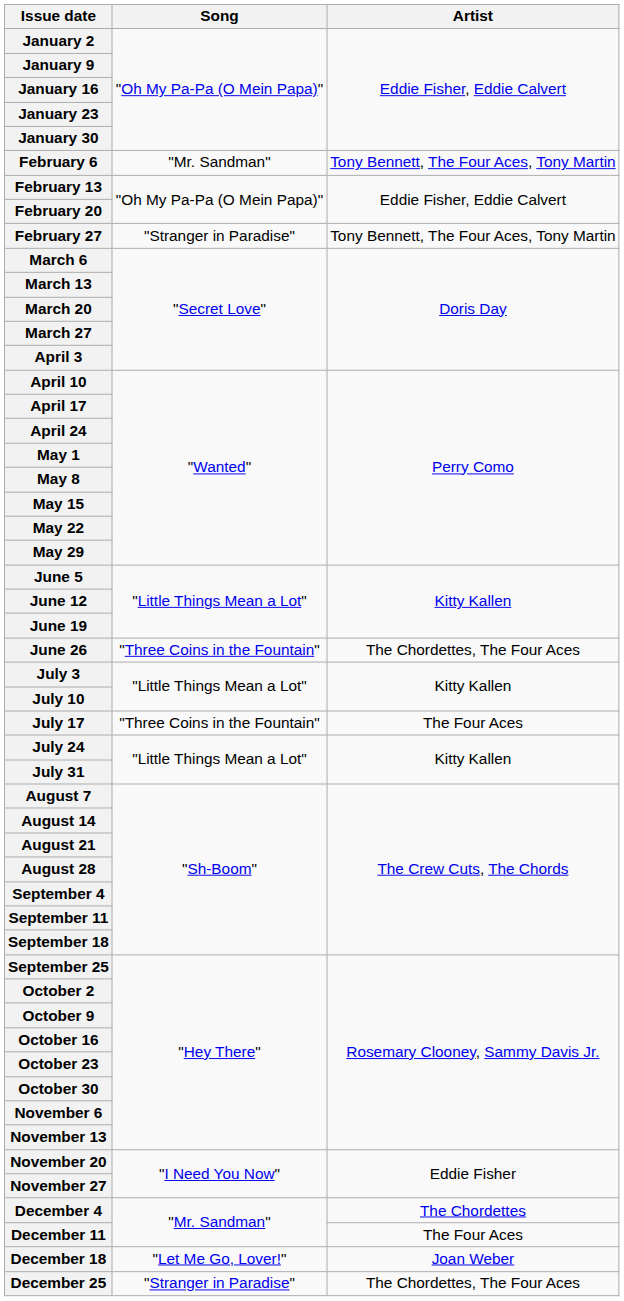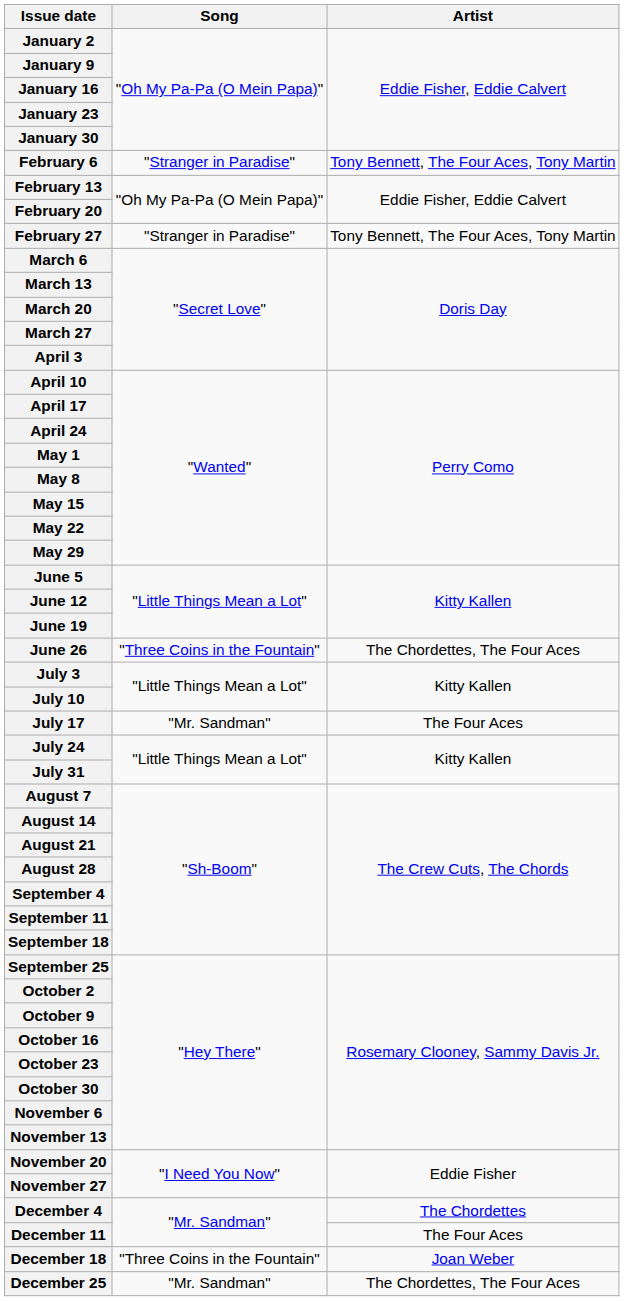(219, 162) "Mr. Sandman" -> (219, 162) "Stranger in Paradise"
(219, 723) "Three Coins in the Fountain" -> (219, 723) "Mr. Sandman"
(219, 1259) "Let Me Go, Lover!" -> (219, 1259) "Three Coins in the Fountain"
(219, 1283) "Stranger in Paradise" -> (219, 1283) "Mr. Sandman"
